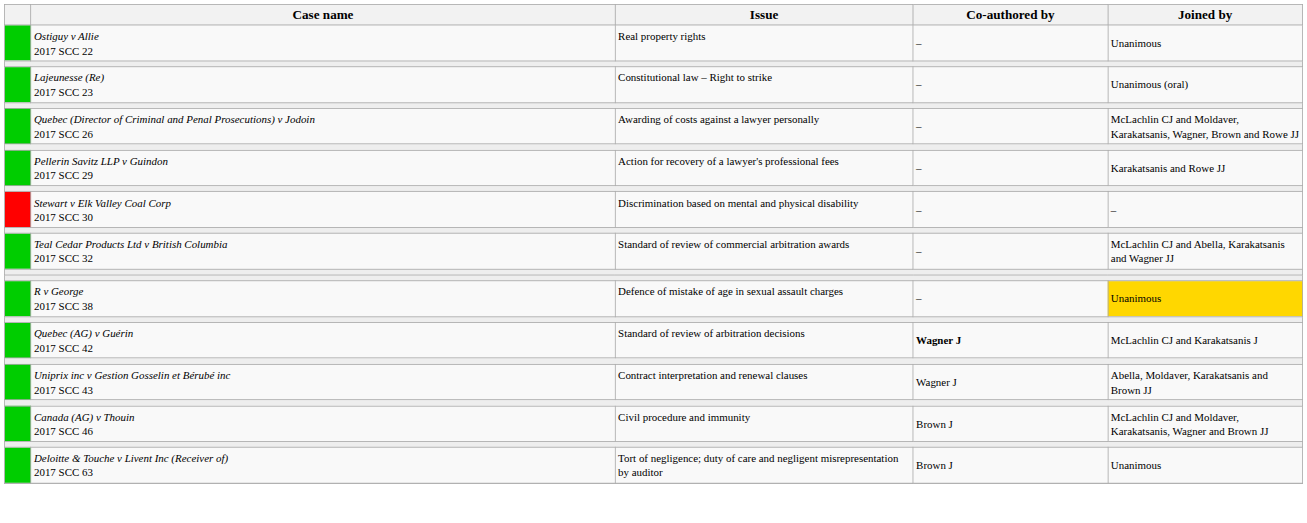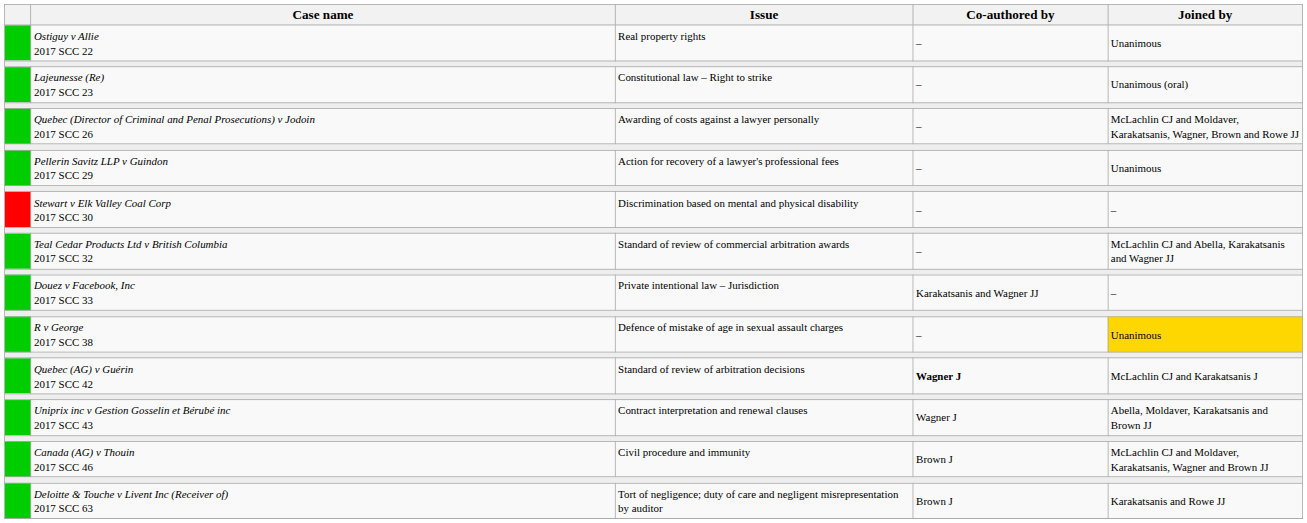(1168, 168) Karakatsanis and Rowe JJ -> (1136, 168) Unanimous
+ row: (84, 293)
(1136, 466) Unanimous -> (1168, 501) Karakatsanis and Rowe JJ
